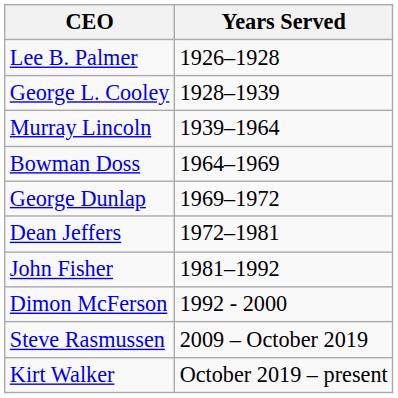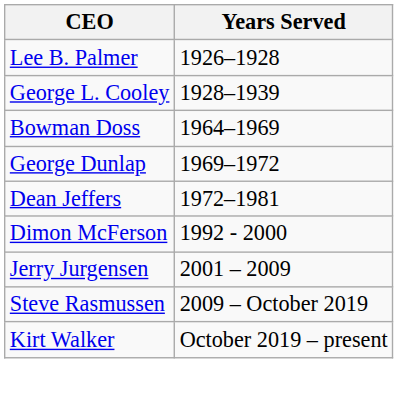- row: (81, 127)
- row: (61, 269)
+ row: (79, 269)
